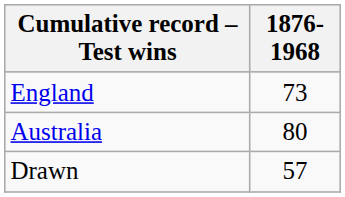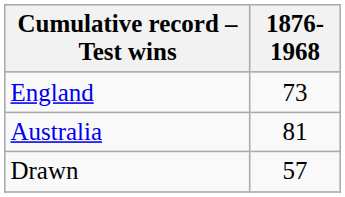(295, 131) 80 -> (295, 131) 81
